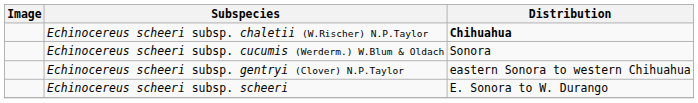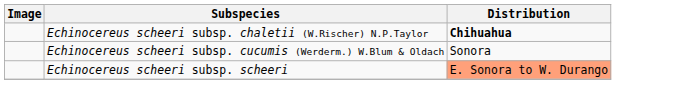- row: (226, 70)
(529, 88) no background -> (529, 70) lightsalmon background
